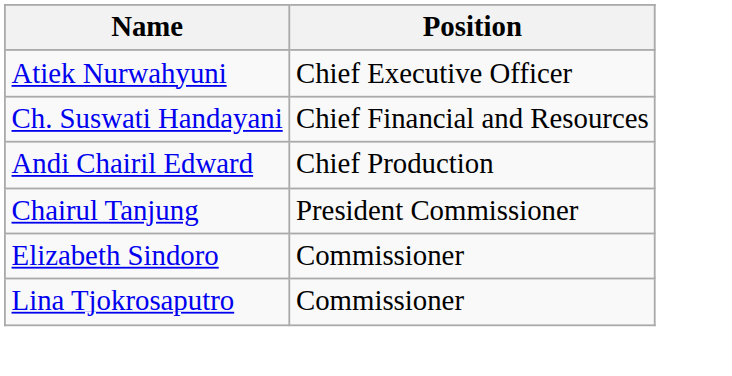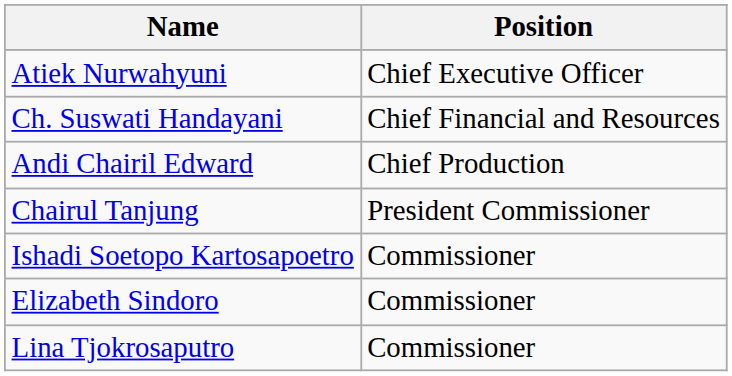+ row: (183, 255)
